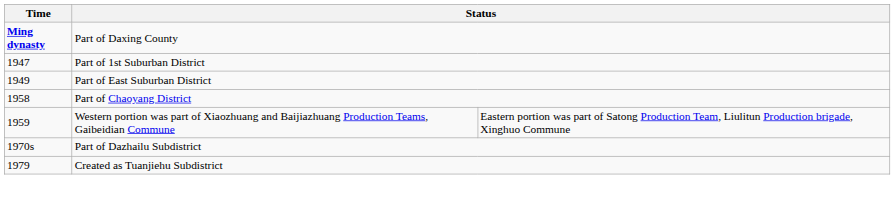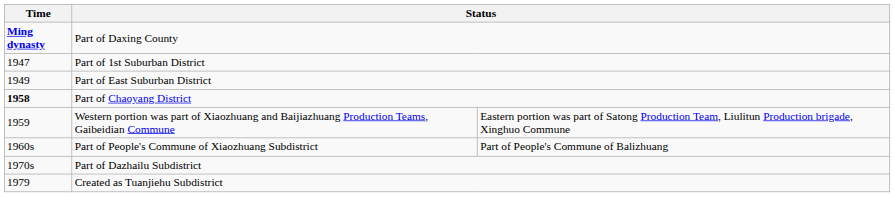(18, 98) normal -> (18, 98) bold
+ row: (196, 147)
